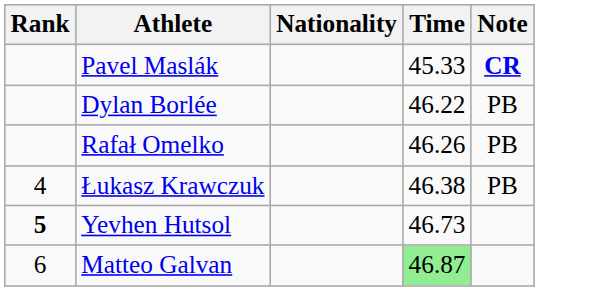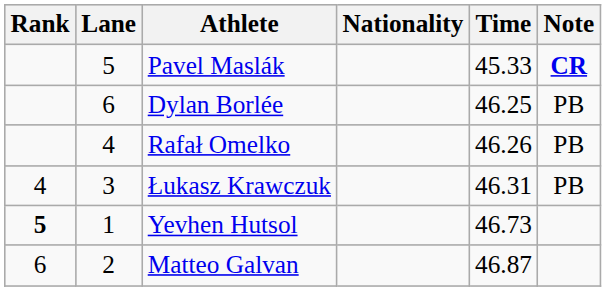+ column: (109, 24)
(437, 104) 46.22 -> (503, 104) 46.25
(437, 184) 46.38 -> (503, 184) 46.31
(437, 265) lightgreen background -> (503, 265) no background
